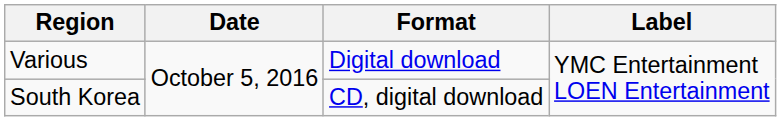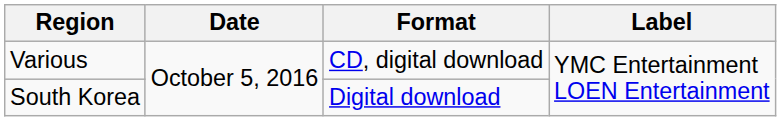(415, 60) Digital download -> (436, 60) CD, digital download
(436, 97) CD, digital download -> (415, 97) Digital download
